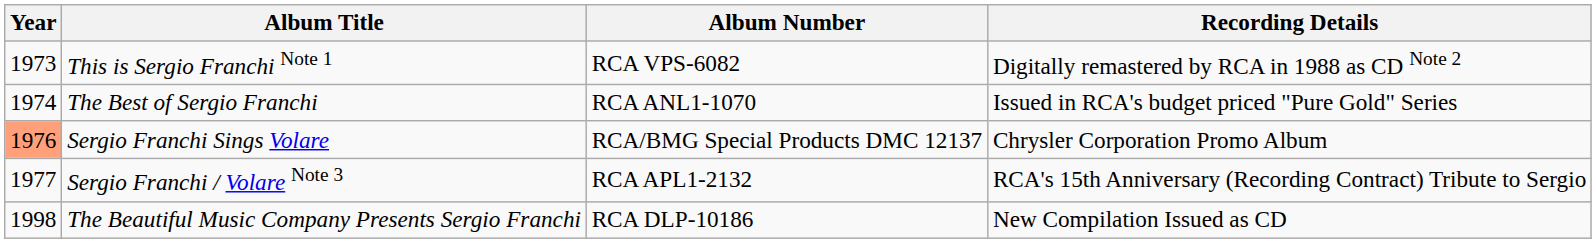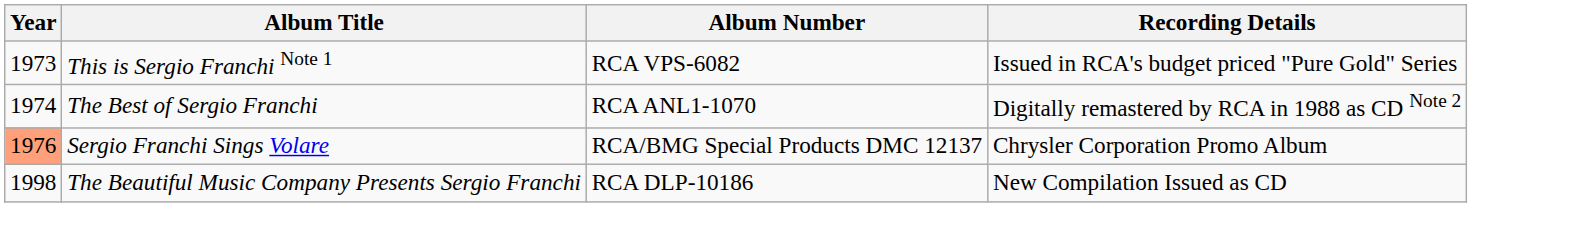(1227, 62) Digitally remastered by RCA in 1988 as CD Note 2 -> (1225, 62) Issued in RCA's budget priced "Pure Gold" Series
(1225, 102) Issued in RCA's budget priced "Pure Gold" Series -> (1227, 105) Digitally remastered by RCA in 1988 as CD Note 2
- row: (205, 179)
